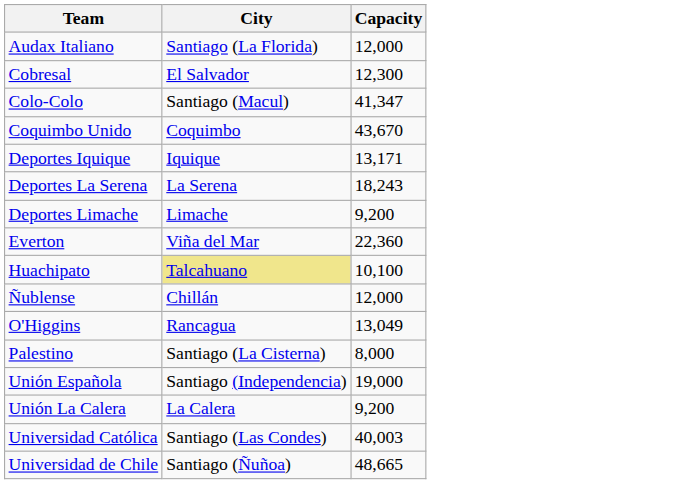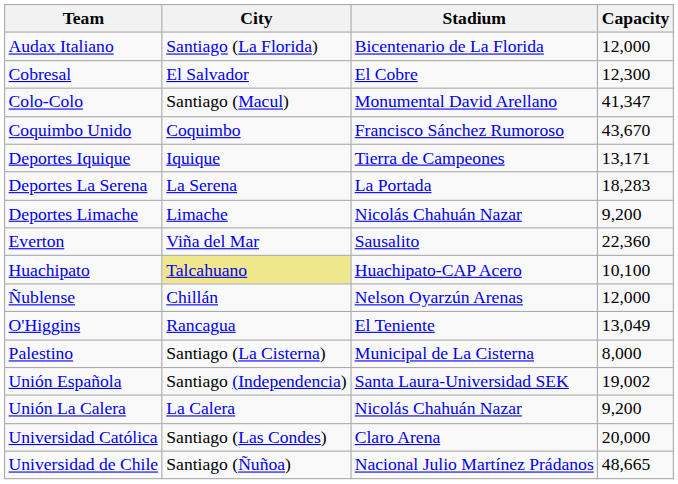+ column: (474, 18)
(379, 185) 18,243 -> (626, 185) 18,283
(379, 381) 19,000 -> (626, 381) 19,002
(379, 437) 40,003 -> (626, 437) 20,000
